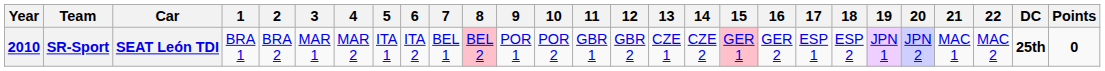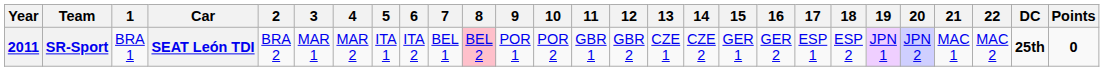columns swapped: (167, 16) <-> (241, 16)
(24, 47) 2010 -> (23, 47) 2011
(739, 47) pink background -> (738, 47) no background
